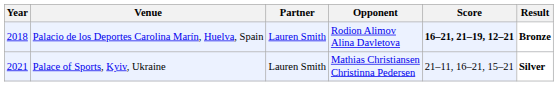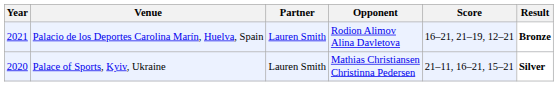(17, 37) 2018 -> (17, 37) 2021
(469, 37) bold -> (469, 37) normal
(17, 66) 2021 -> (17, 66) 2020
